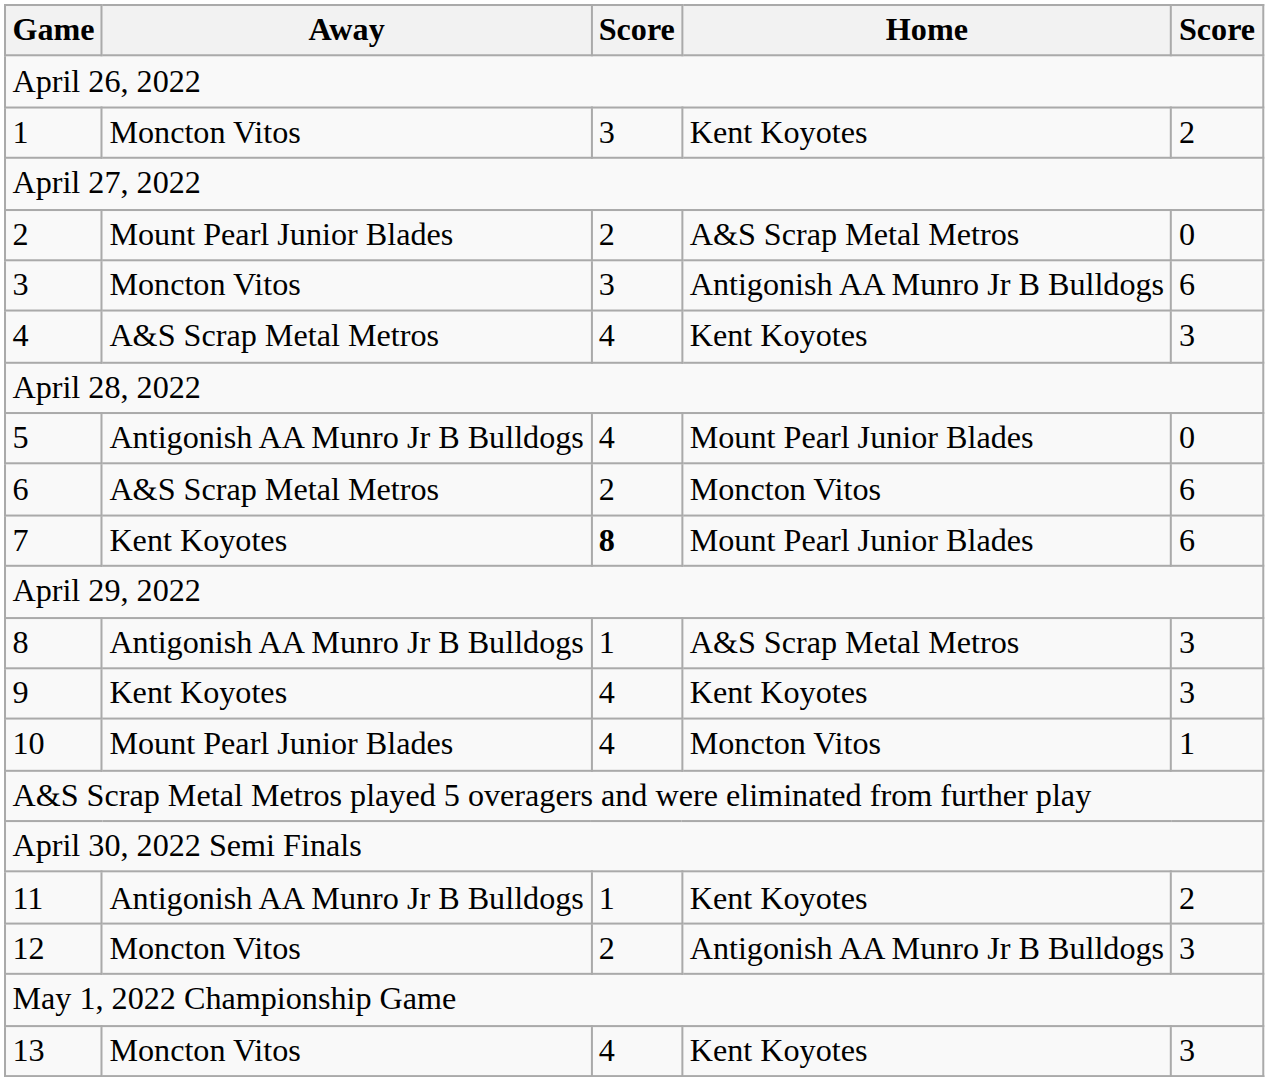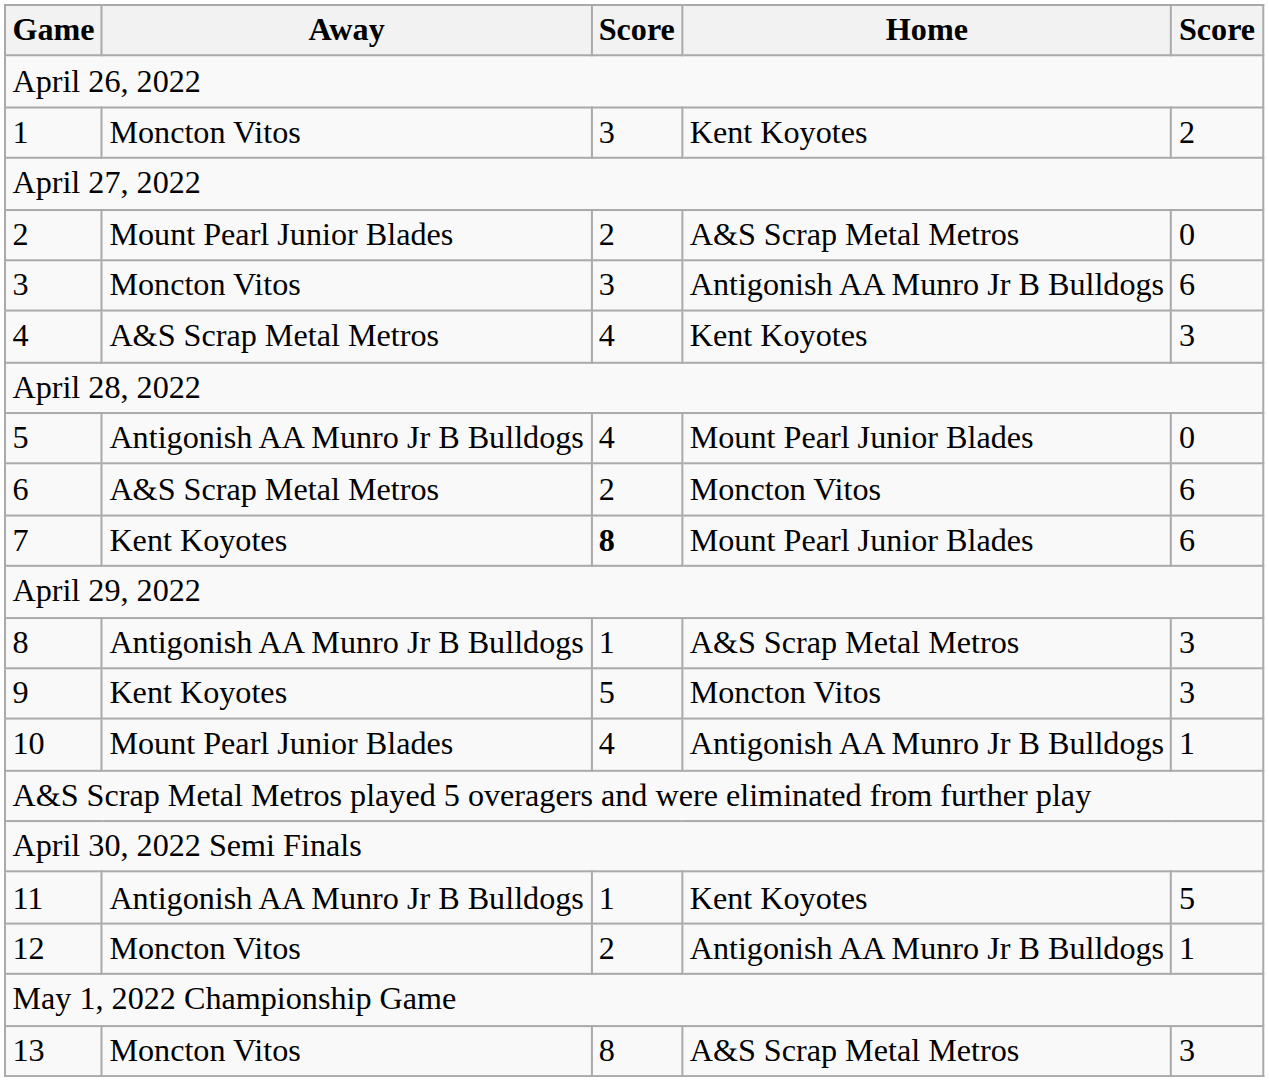(607, 693) 4 -> (607, 693) 5
(779, 693) Kent Koyotes -> (785, 693) Moncton Vitos
(785, 744) Moncton Vitos -> (927, 744) Antigonish AA Munro Jr B Bulldogs
(1187, 897) 2 -> (1187, 897) 5
(1187, 948) 3 -> (1187, 948) 1
(607, 1050) 4 -> (607, 1050) 8
(779, 1050) Kent Koyotes -> (854, 1050) A&S Scrap Metal Metros
